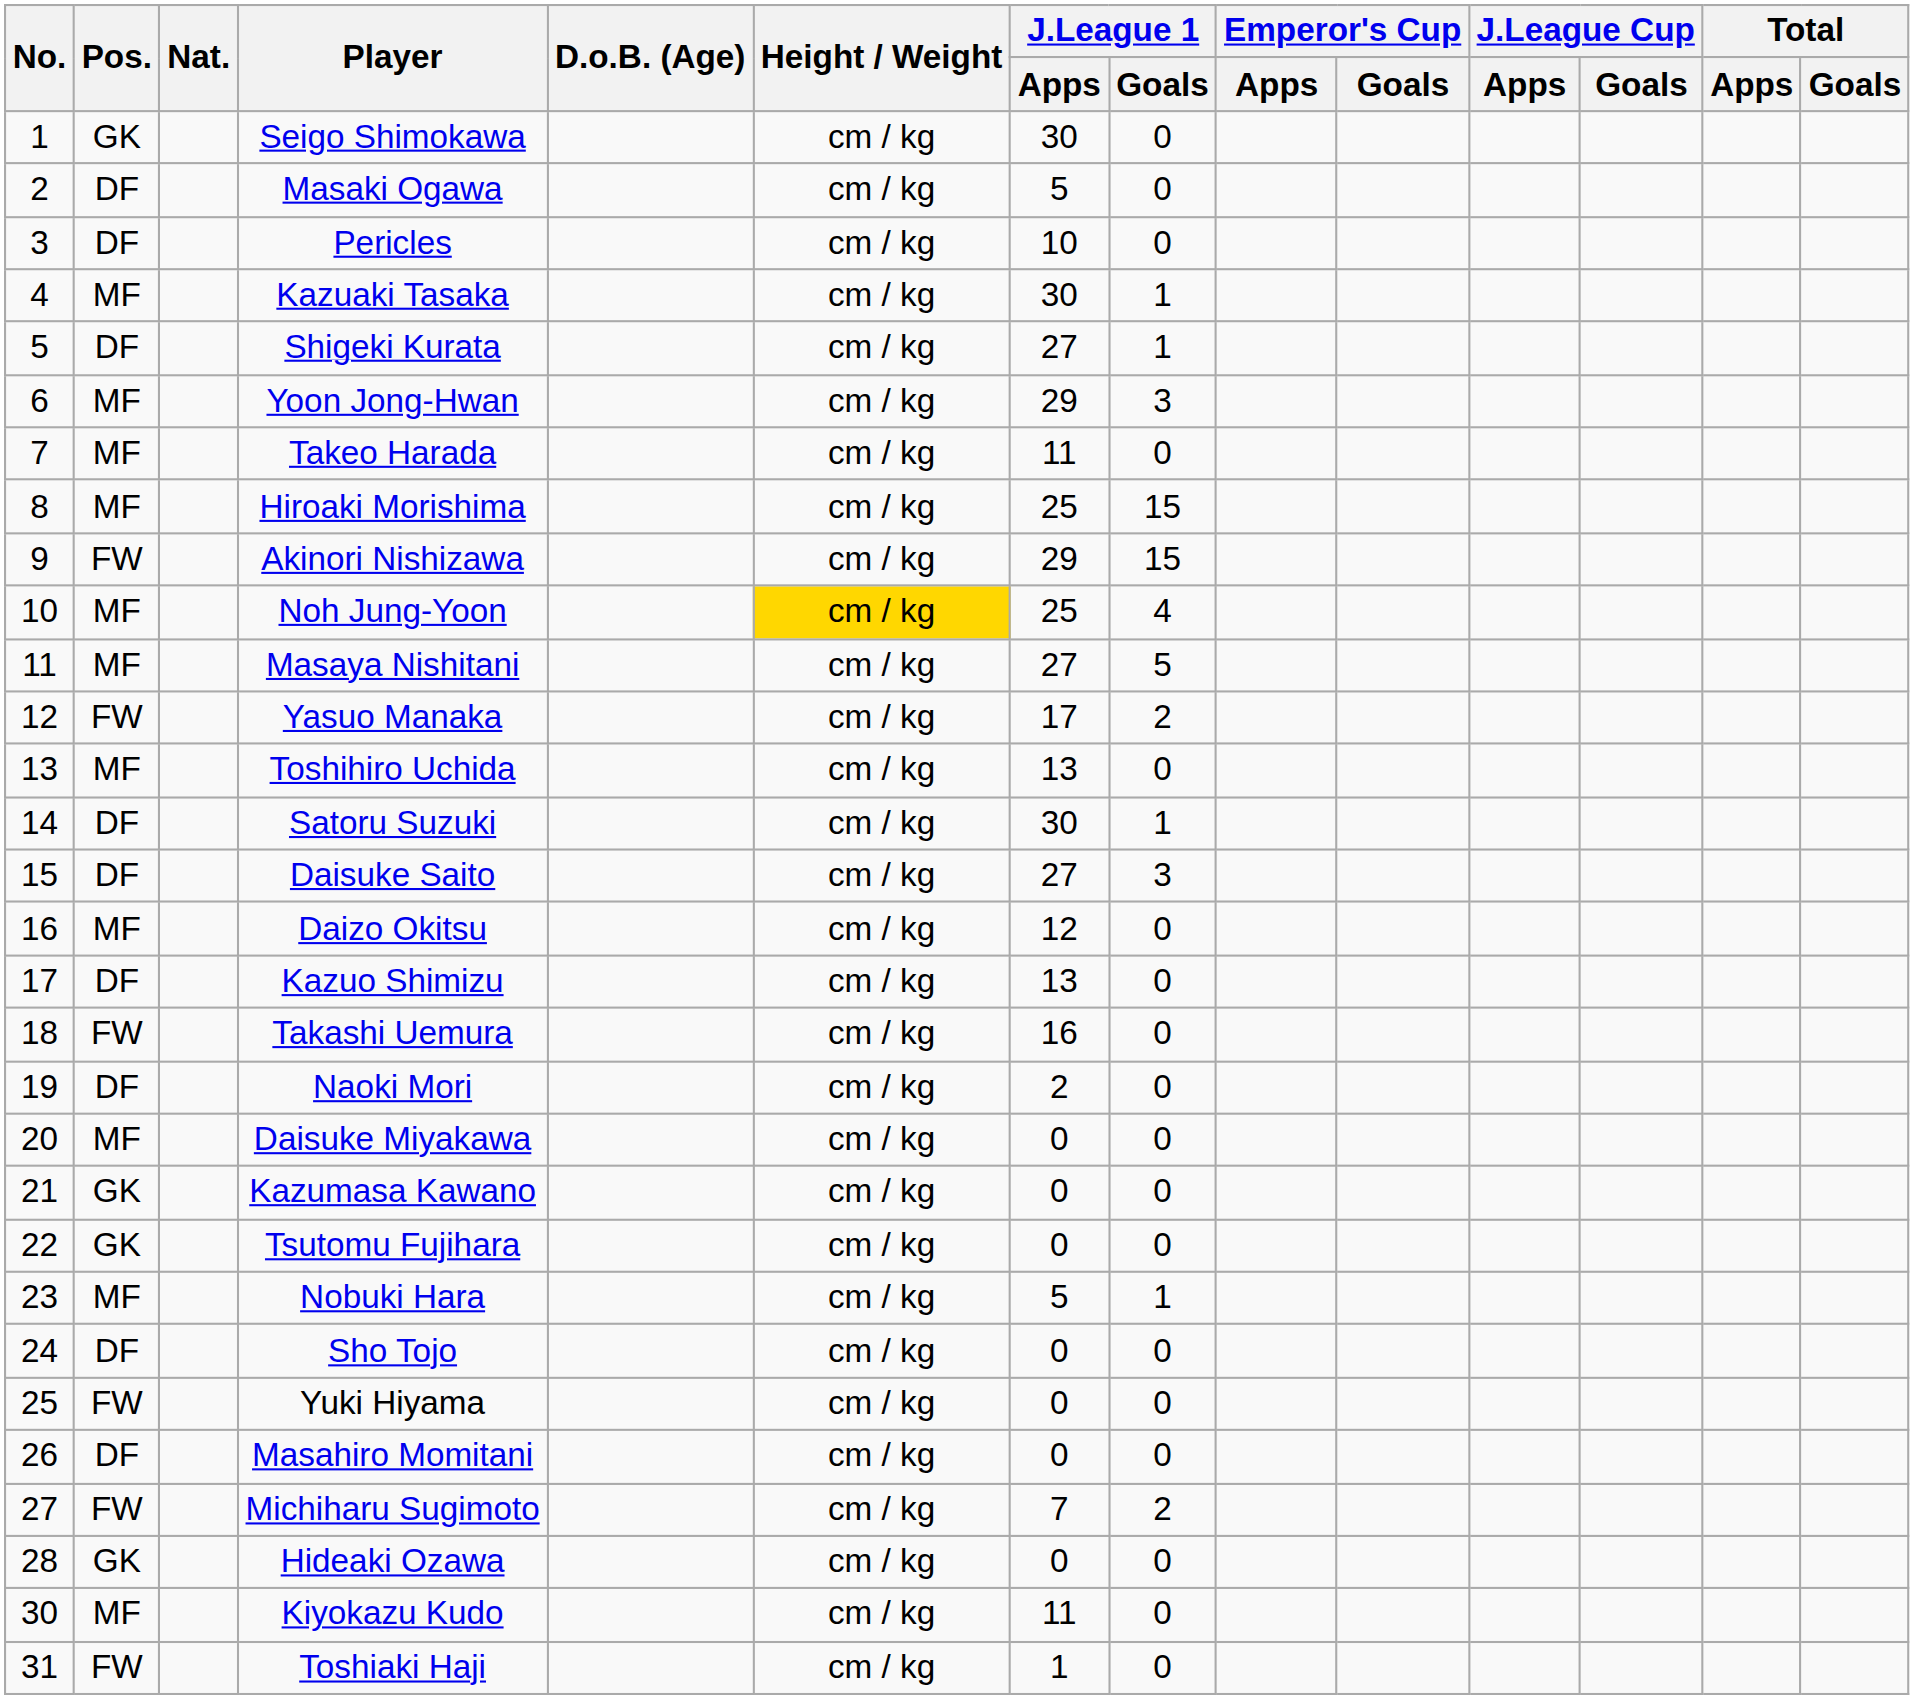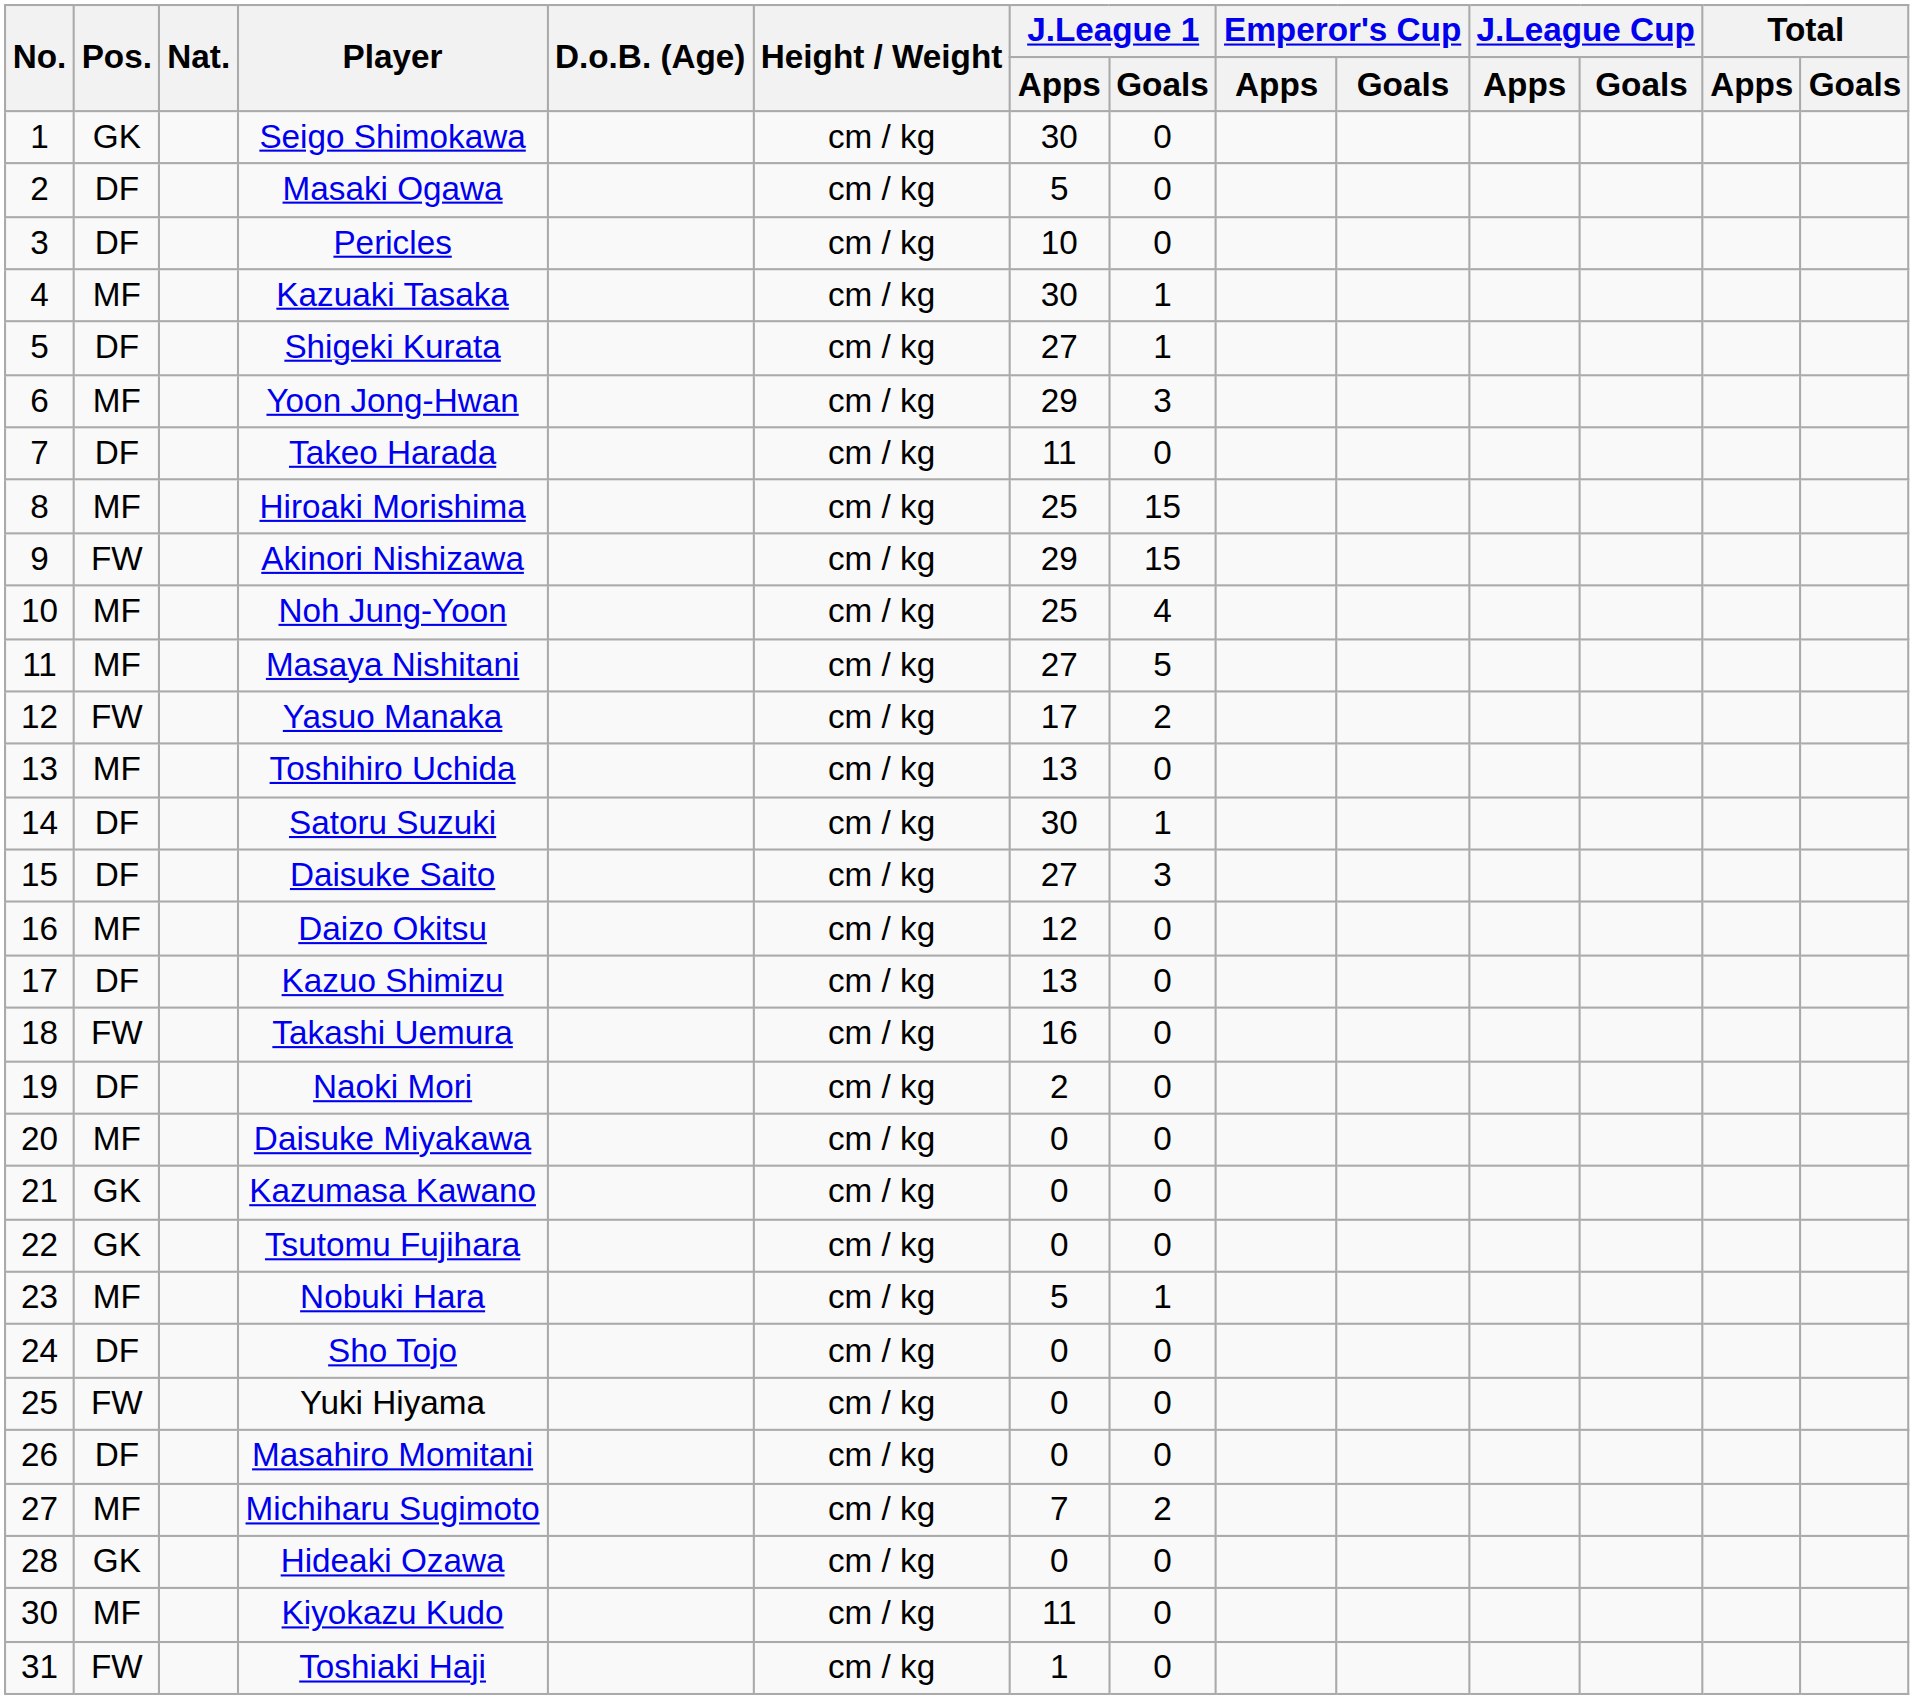(117, 453) MF -> (117, 453) DF
(882, 611) gold background -> (882, 611) no background
(117, 1508) FW -> (117, 1508) MF
